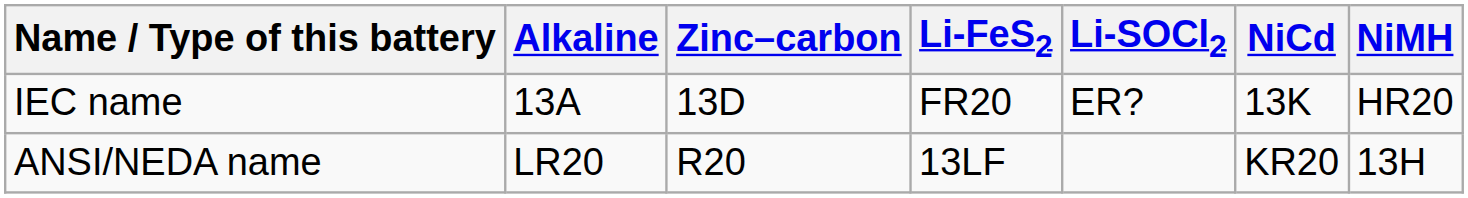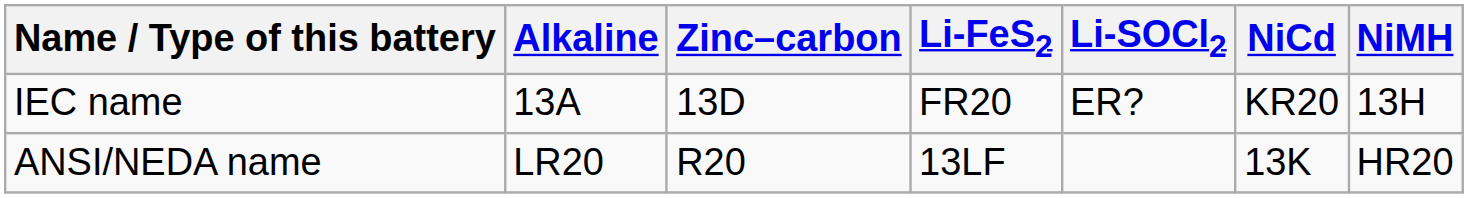(1278, 102) 13K -> (1292, 102) KR20
(1405, 102) HR20 -> (1391, 102) 13H
(1292, 162) KR20 -> (1278, 162) 13K
(1391, 162) 13H -> (1405, 162) HR20
